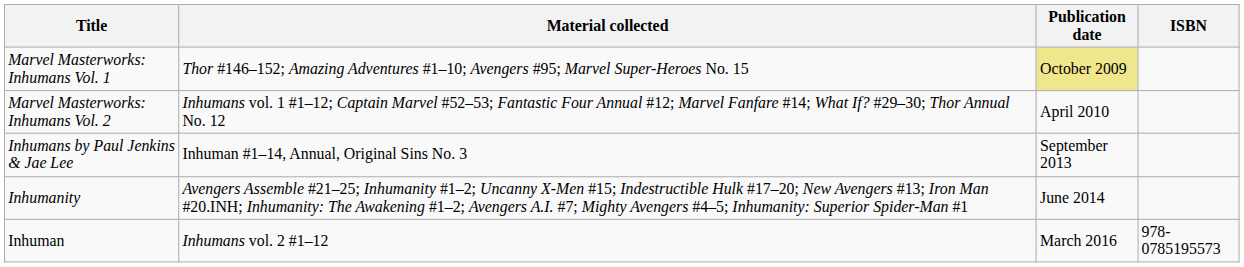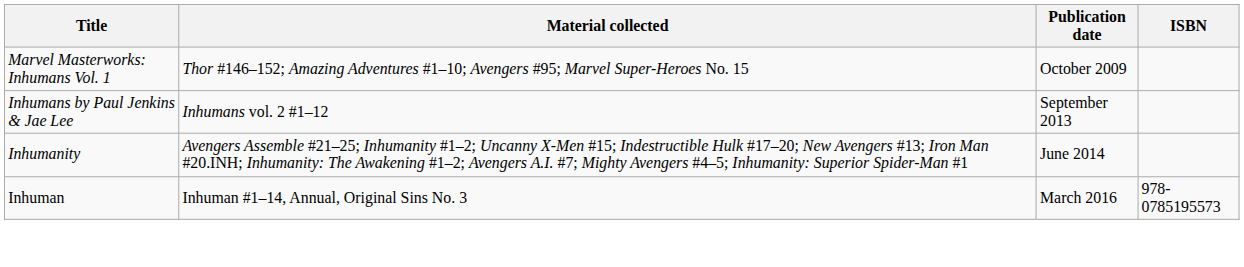(1083, 68) khaki background -> (1083, 68) no background
- row: (77, 111)
(325, 154) Inhuman #1–14, Annual, Original Sins No. 3 -> (255, 111) Inhumans vol. 2 #1–12
(255, 240) Inhumans vol. 2 #1–12 -> (325, 197) Inhuman #1–14, Annual, Original Sins No. 3
